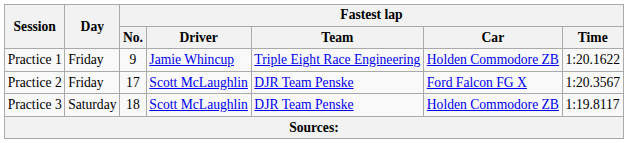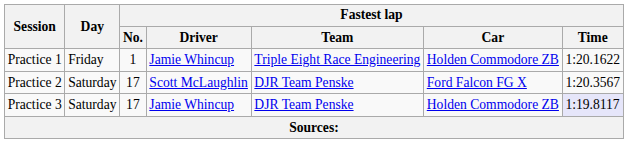(133, 60) 9 -> (133, 60) 1
(86, 82) Friday -> (92, 82) Saturday
(133, 105) 18 -> (133, 105) 17
(199, 105) Scott McLaughlin -> (192, 105) Jamie Whincup
(592, 105) no background -> (592, 105) lavender background
